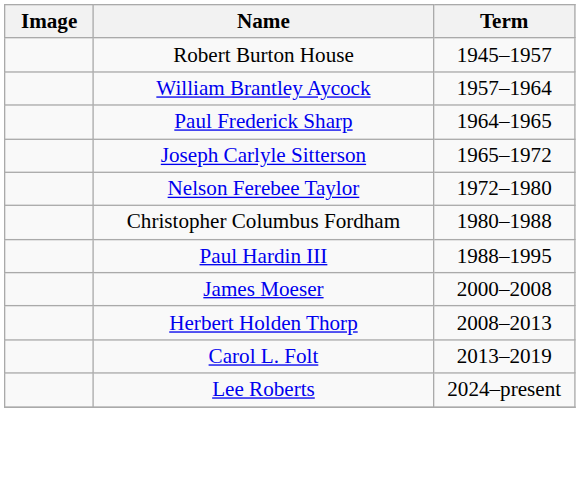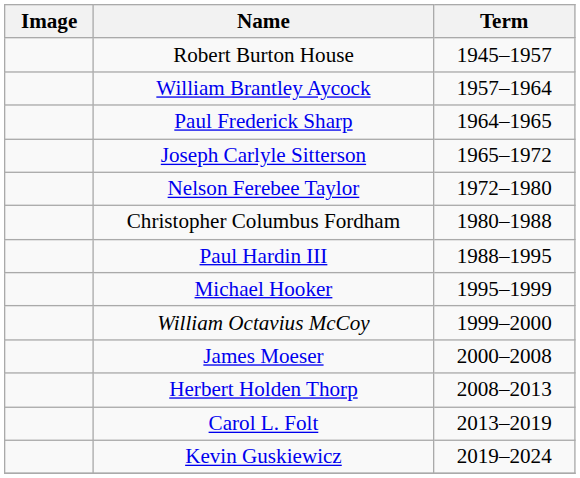+ row: (263, 289)
+ row: (263, 322)
+ row: (263, 456)
- row: (263, 389)
